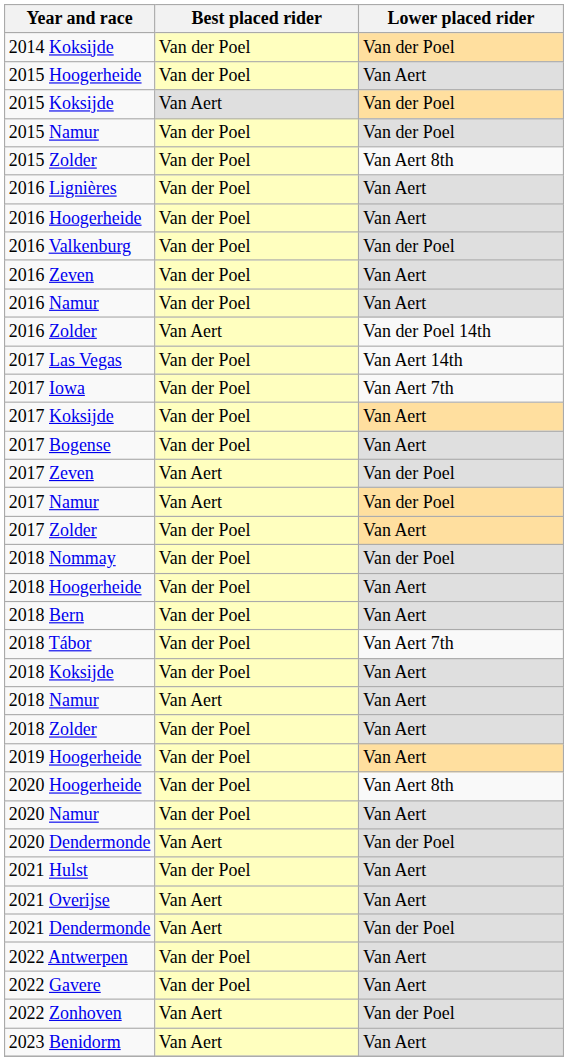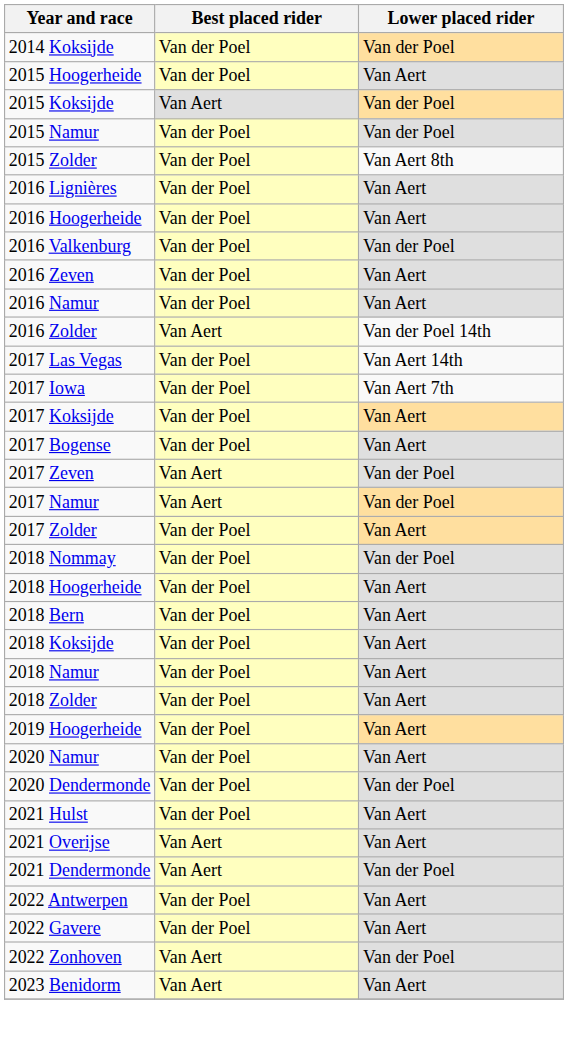- row: (50, 643)
(190, 700) Van Aert -> (205, 672) Van der Poel
- row: (75, 786)
(190, 842) Van Aert -> (205, 786) Van der Poel
